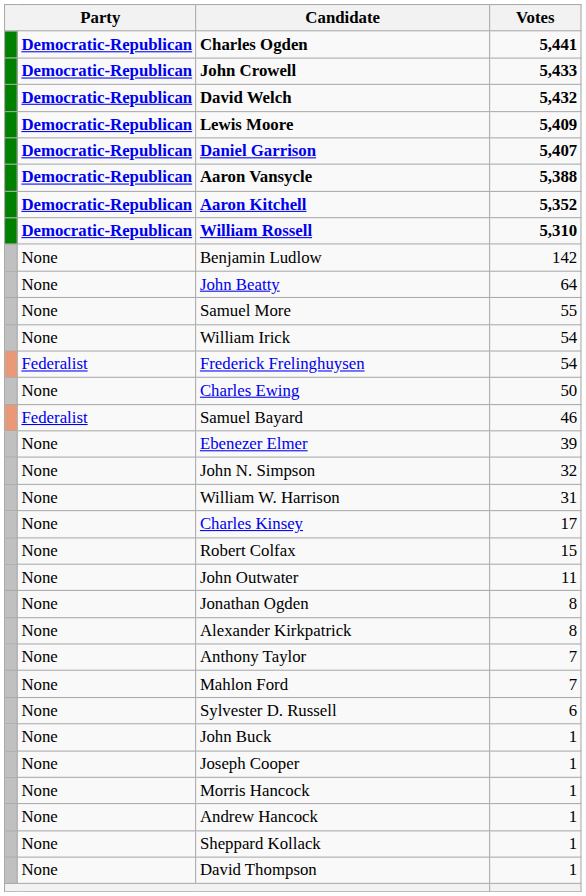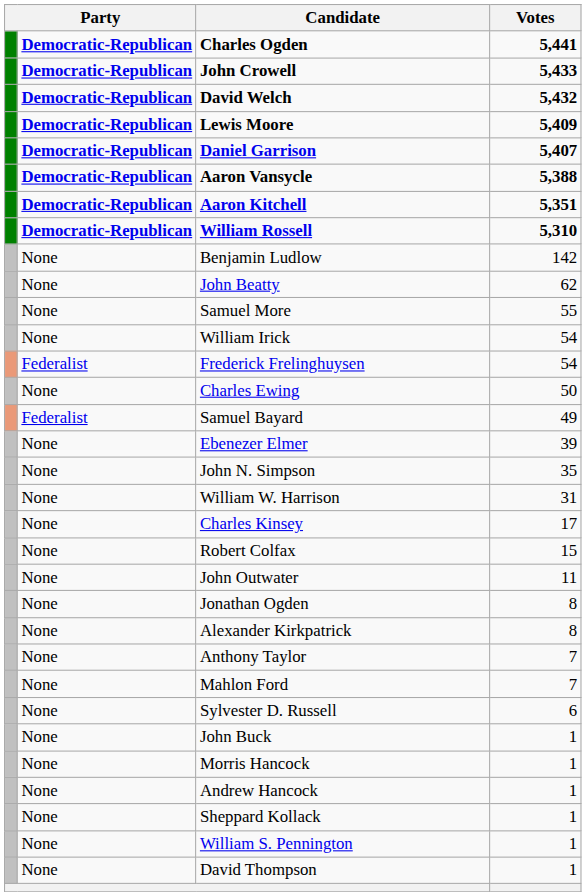(558, 204) 5,352 -> (558, 204) 5,351
(569, 284) 64 -> (569, 284) 62
(569, 417) 46 -> (569, 417) 49
(569, 470) 32 -> (569, 470) 35
- row: (250, 763)
+ row: (276, 843)
